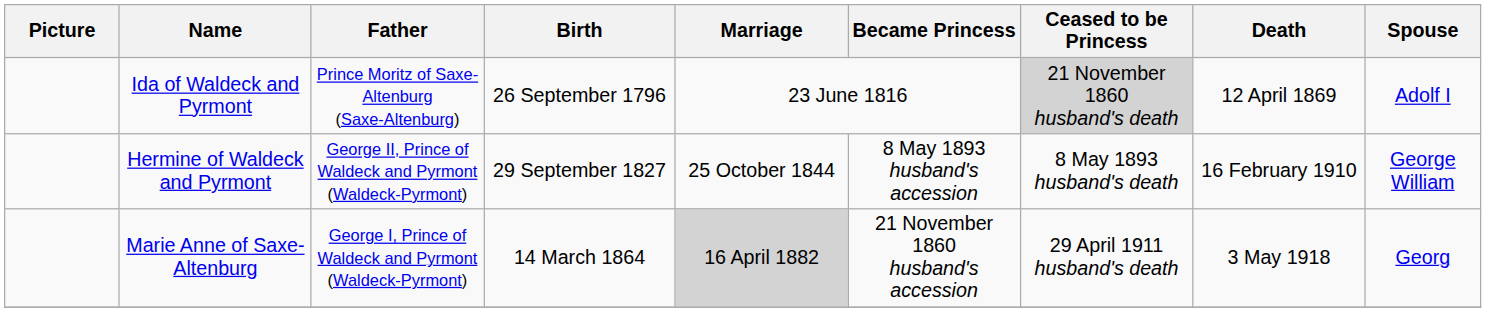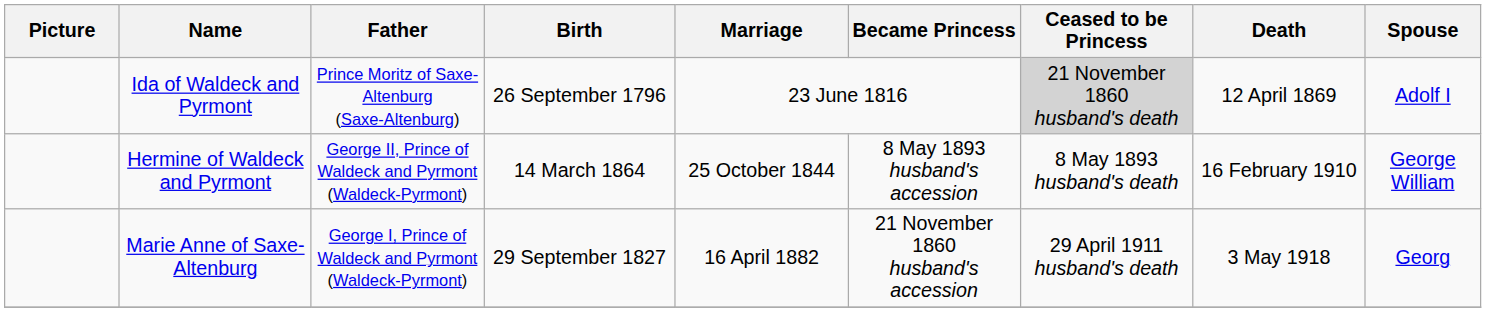(580, 171) 29 September 1827 -> (580, 171) 14 March 1864
(580, 257) 14 March 1864 -> (580, 257) 29 September 1827
(762, 257) lightgrey background -> (762, 257) no background
